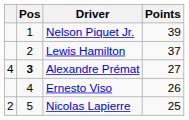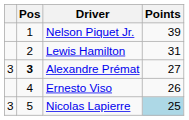(174, 51) 37 -> (174, 51) 31
(10, 69) 4 -> (10, 69) 3
(10, 106) 2 -> (10, 106) 3
(174, 106) no background -> (174, 106) lightblue background
